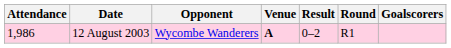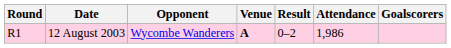columns swapped: (358, 14) <-> (37, 14)
